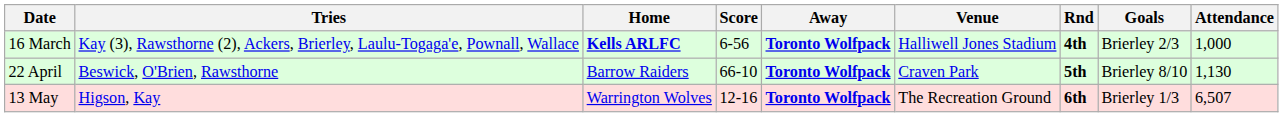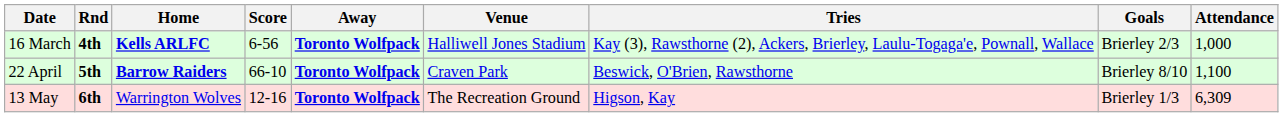columns swapped: (1079, 17) <-> (329, 17)
(638, 70) normal -> (171, 70) bold
(1213, 70) 1,130 -> (1213, 70) 1,100
(1213, 97) 6,507 -> (1213, 97) 6,309
